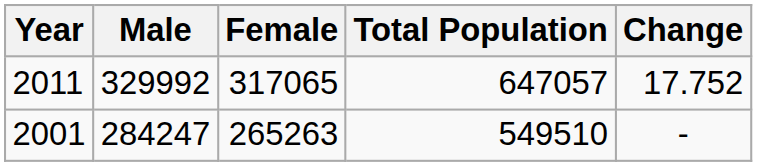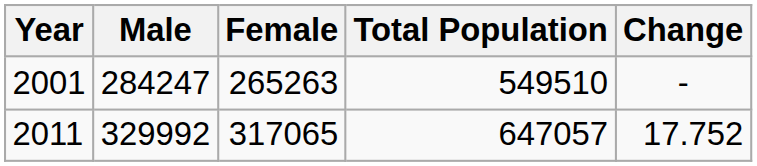rows swapped: (49, 134) <-> (48, 82)
